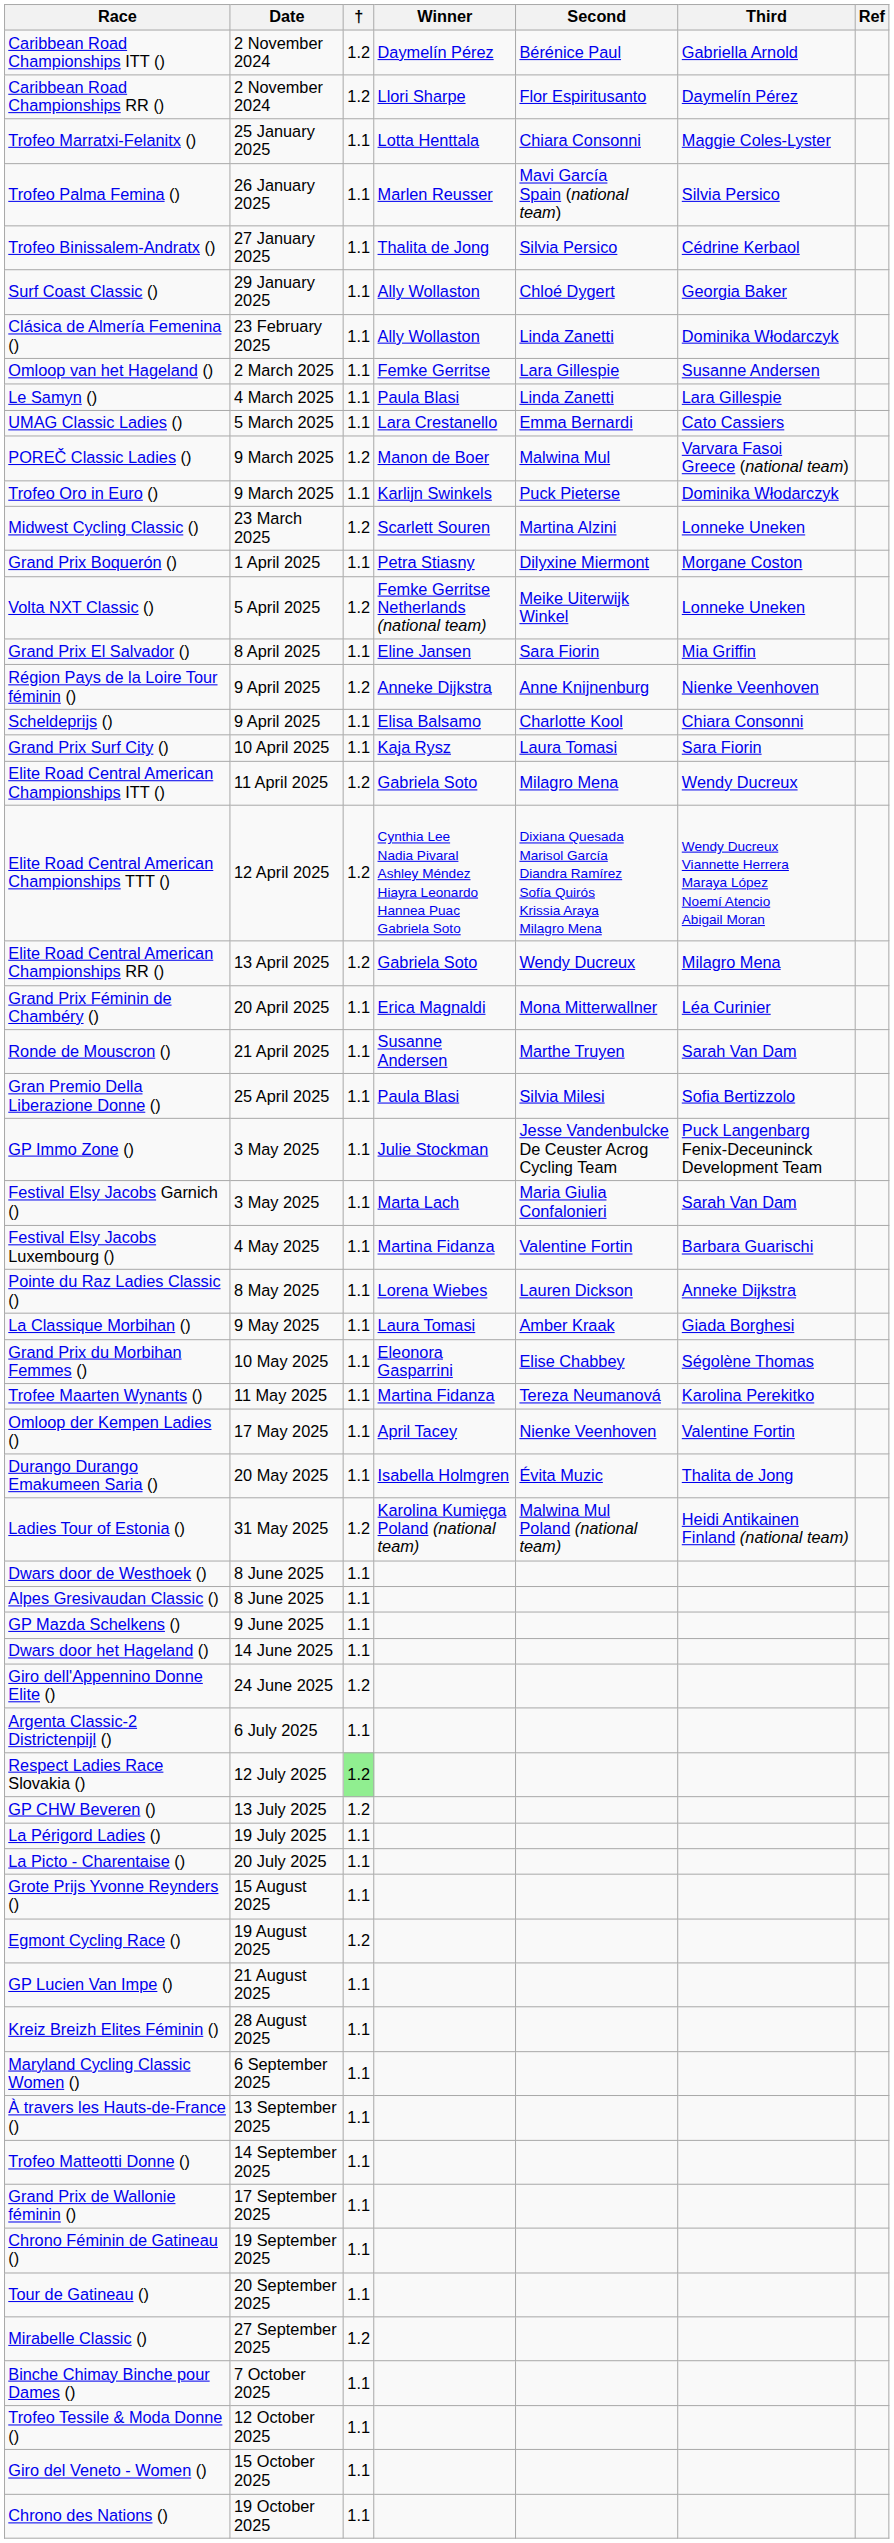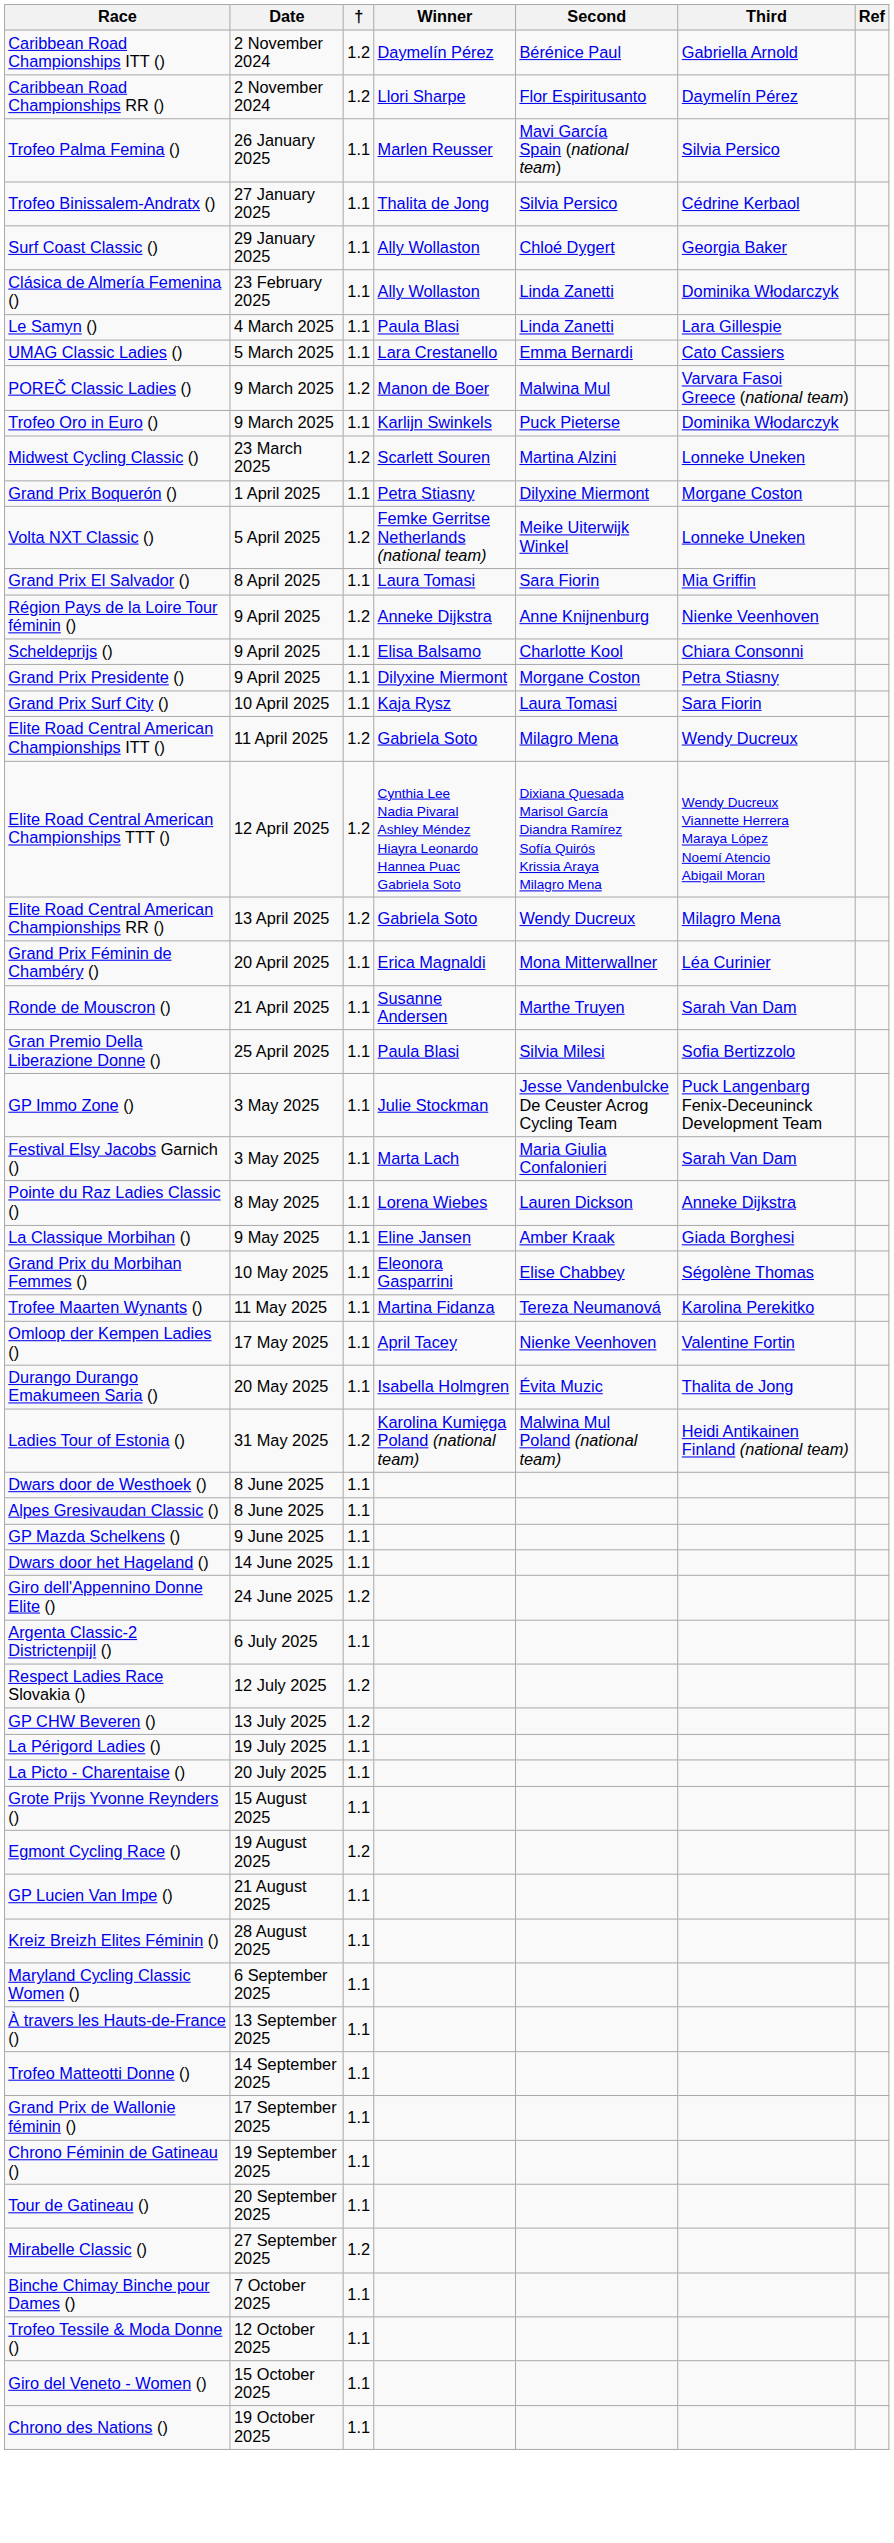- row: (102, 140)
- row: (111, 371)
(424, 651) Eline Jansen -> (426, 581) Laura Tomasi
+ row: (96, 677)
- row: (82, 1247)
(426, 1326) Laura Tomasi -> (424, 1237) Eline Jansen
(359, 1774) lightgreen background -> (359, 1686) no background
